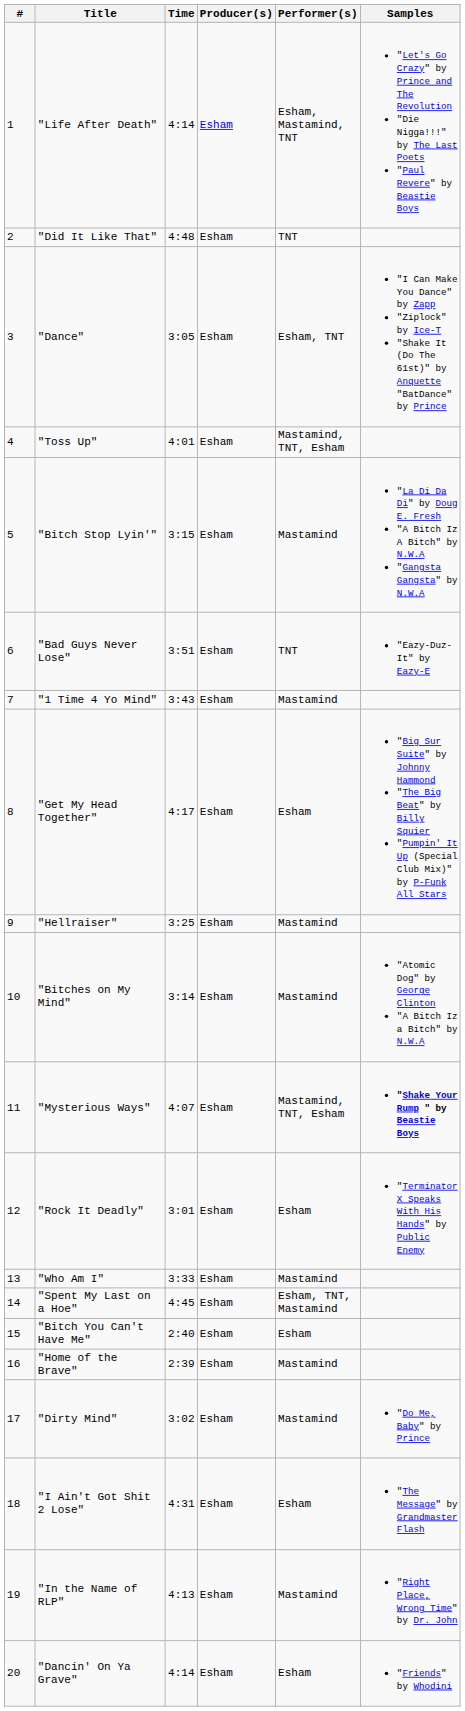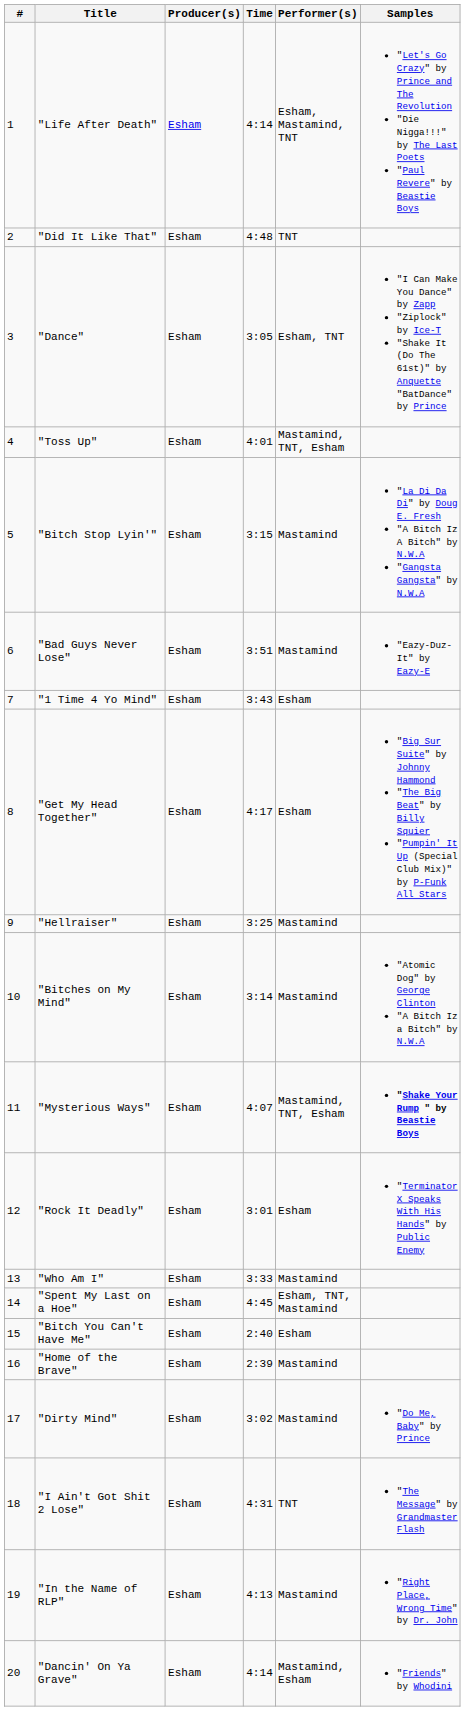columns swapped: (181, 13) <-> (236, 13)
(288, 651) TNT -> (308, 651) Mastamind
(308, 700) Mastamind -> (295, 700) Esham
(295, 1504) Esham -> (288, 1504) TNT
(295, 1673) Esham -> (311, 1673) Mastamind, Esham
